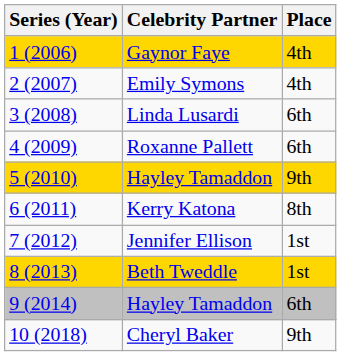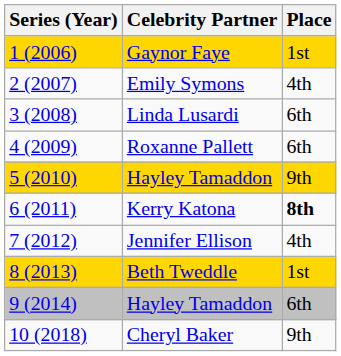(299, 51) 4th -> (298, 51) 1st
(299, 209) normal -> (300, 209) bold
(298, 240) 1st -> (299, 240) 4th
